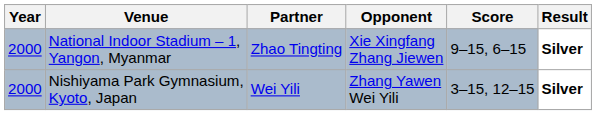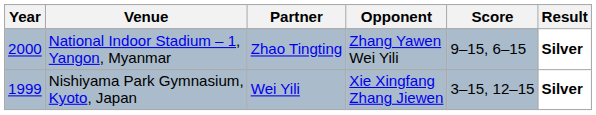(396, 49) Xie Xingfang Zhang Jiewen -> (395, 49) Zhang Yawen Wei Yili
(25, 90) 2000 -> (25, 90) 1999
(395, 90) Zhang Yawen Wei Yili -> (396, 90) Xie Xingfang Zhang Jiewen
